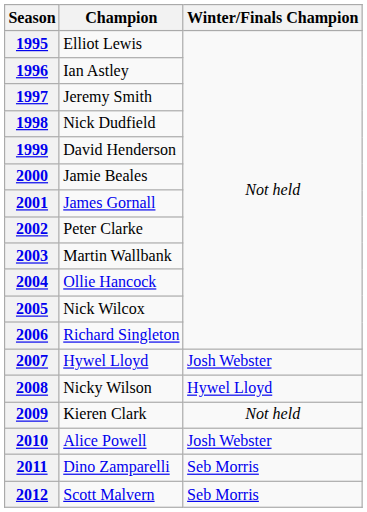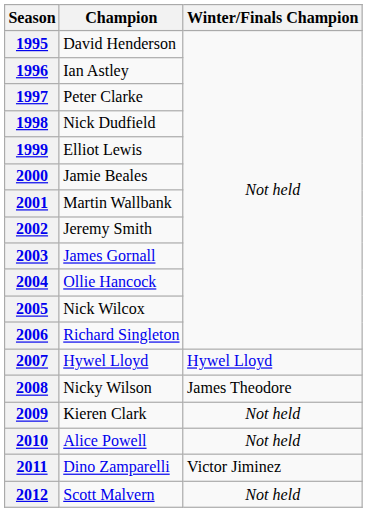(103, 43) Elliot Lewis -> (120, 43) David Henderson
(108, 96) Jeremy Smith -> (103, 96) Peter Clarke
(120, 149) David Henderson -> (103, 149) Elliot Lewis
(109, 202) James Gornall -> (117, 202) Martin Wallbank
(103, 229) Peter Clarke -> (108, 229) Jeremy Smith
(117, 255) Martin Wallbank -> (109, 255) James Gornall
(229, 361) Josh Webster -> (230, 361) Hywel Lloyd
(230, 387) Hywel Lloyd -> (239, 387) James Theodore
(229, 440) Josh Webster -> (273, 440) Not held
(223, 467) Seb Morris -> (234, 467) Victor Jiminez
(223, 493) Seb Morris -> (273, 493) Not held
